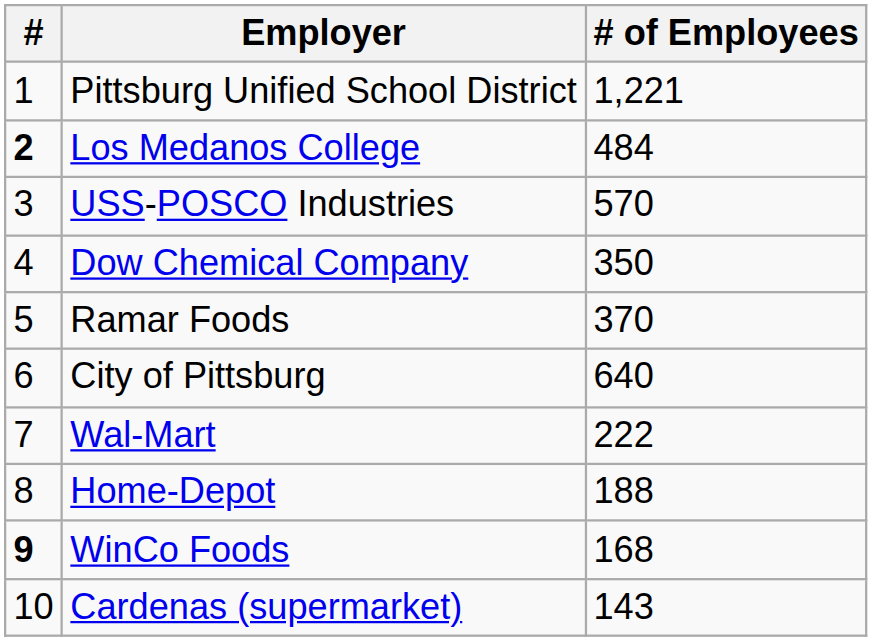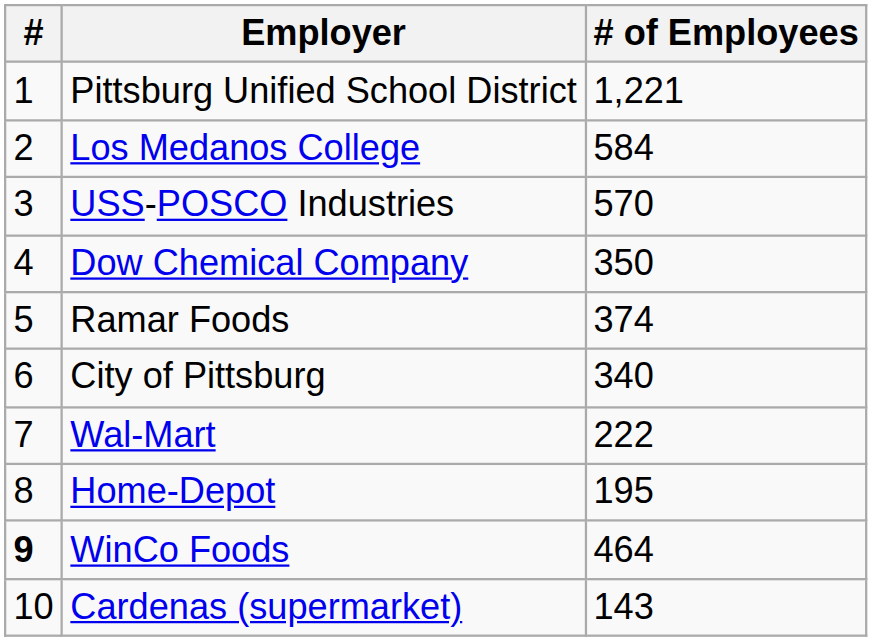(24, 147) bold -> (24, 147) normal
(624, 147) 484 -> (624, 147) 584
(624, 319) 370 -> (624, 319) 374
(624, 377) 640 -> (624, 377) 340
(624, 491) 188 -> (624, 491) 195
(624, 549) 168 -> (624, 549) 464
